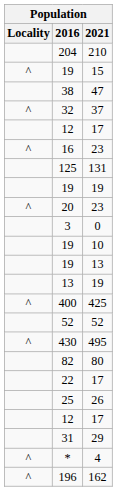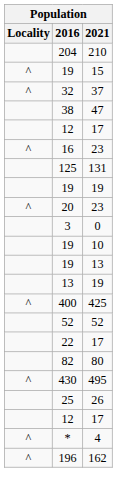rows swapped: (68, 110) <-> (68, 91)
rows swapped: (68, 341) <-> (68, 380)
- row: (68, 438)
